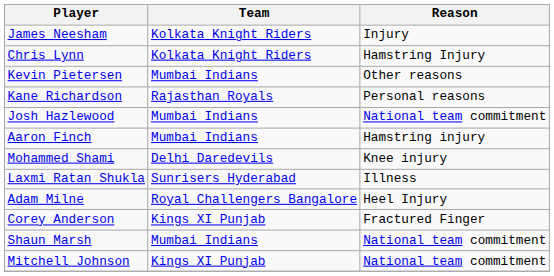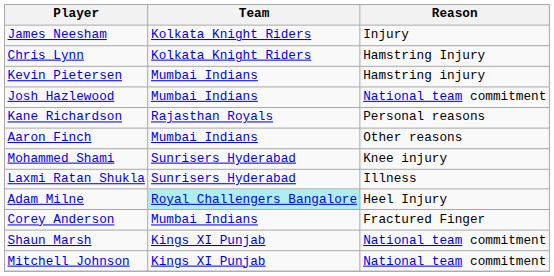(413, 77) Other reasons -> (424, 77) Hamstring injury
rows swapped: (65, 97) <-> (61, 118)
(424, 138) Hamstring injury -> (413, 138) Other reasons
(212, 159) Delhi Daredevils -> (224, 159) Sunrisers Hyderabad
(254, 200) no background -> (254, 200) paleturquoise background
(208, 220) Kings XI Punjab -> (204, 220) Mumbai Indians
(204, 241) Mumbai Indians -> (208, 241) Kings XI Punjab
